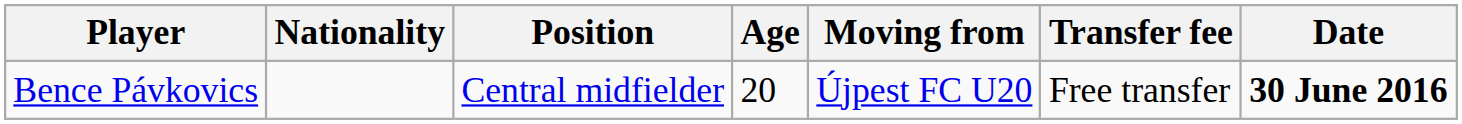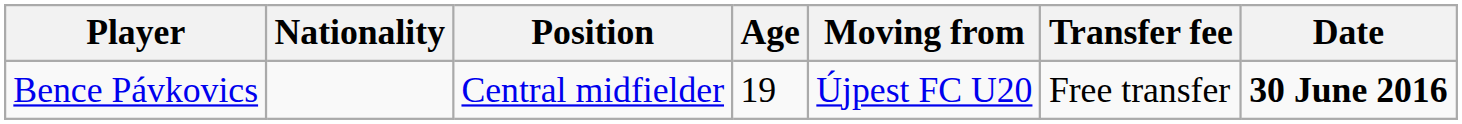(758, 89) 20 -> (758, 89) 19
